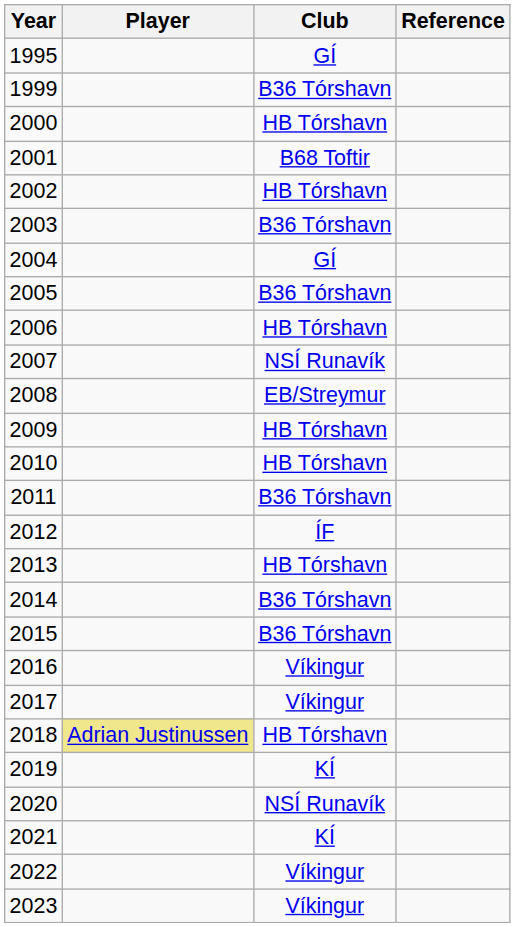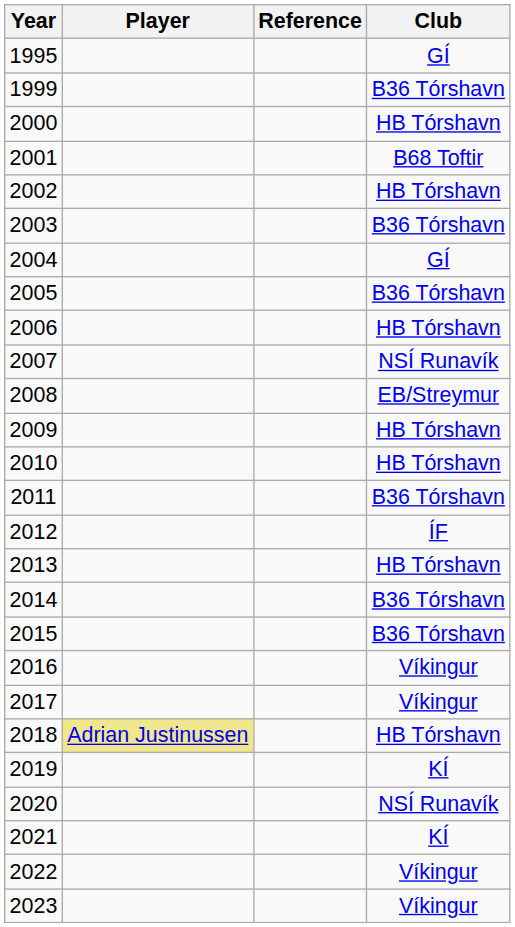columns swapped: (325, 21) <-> (453, 21)
